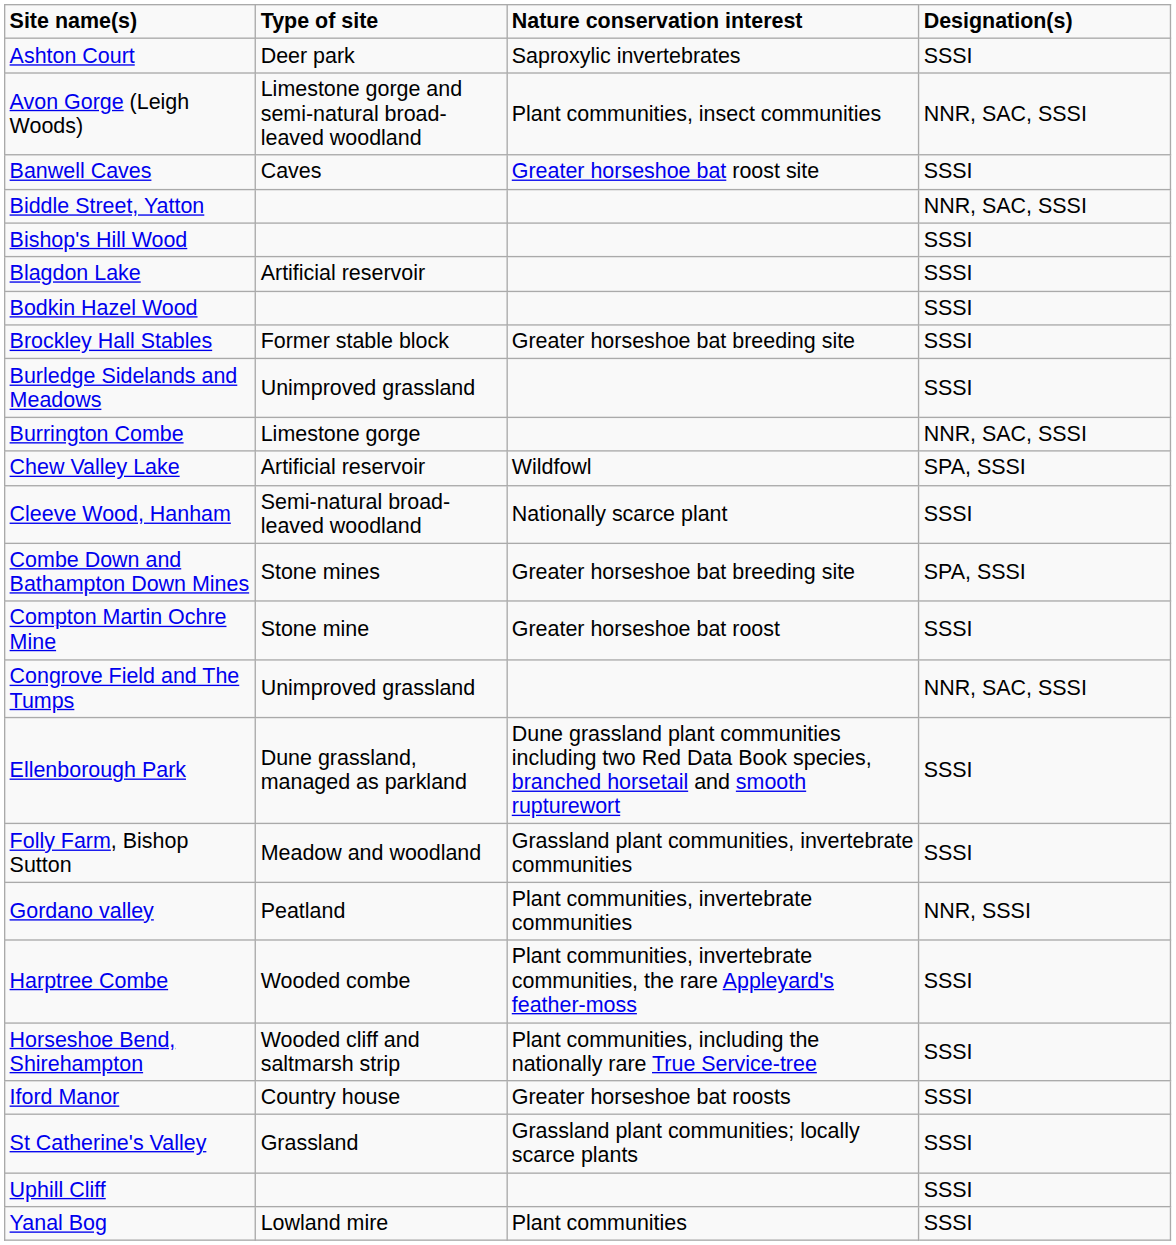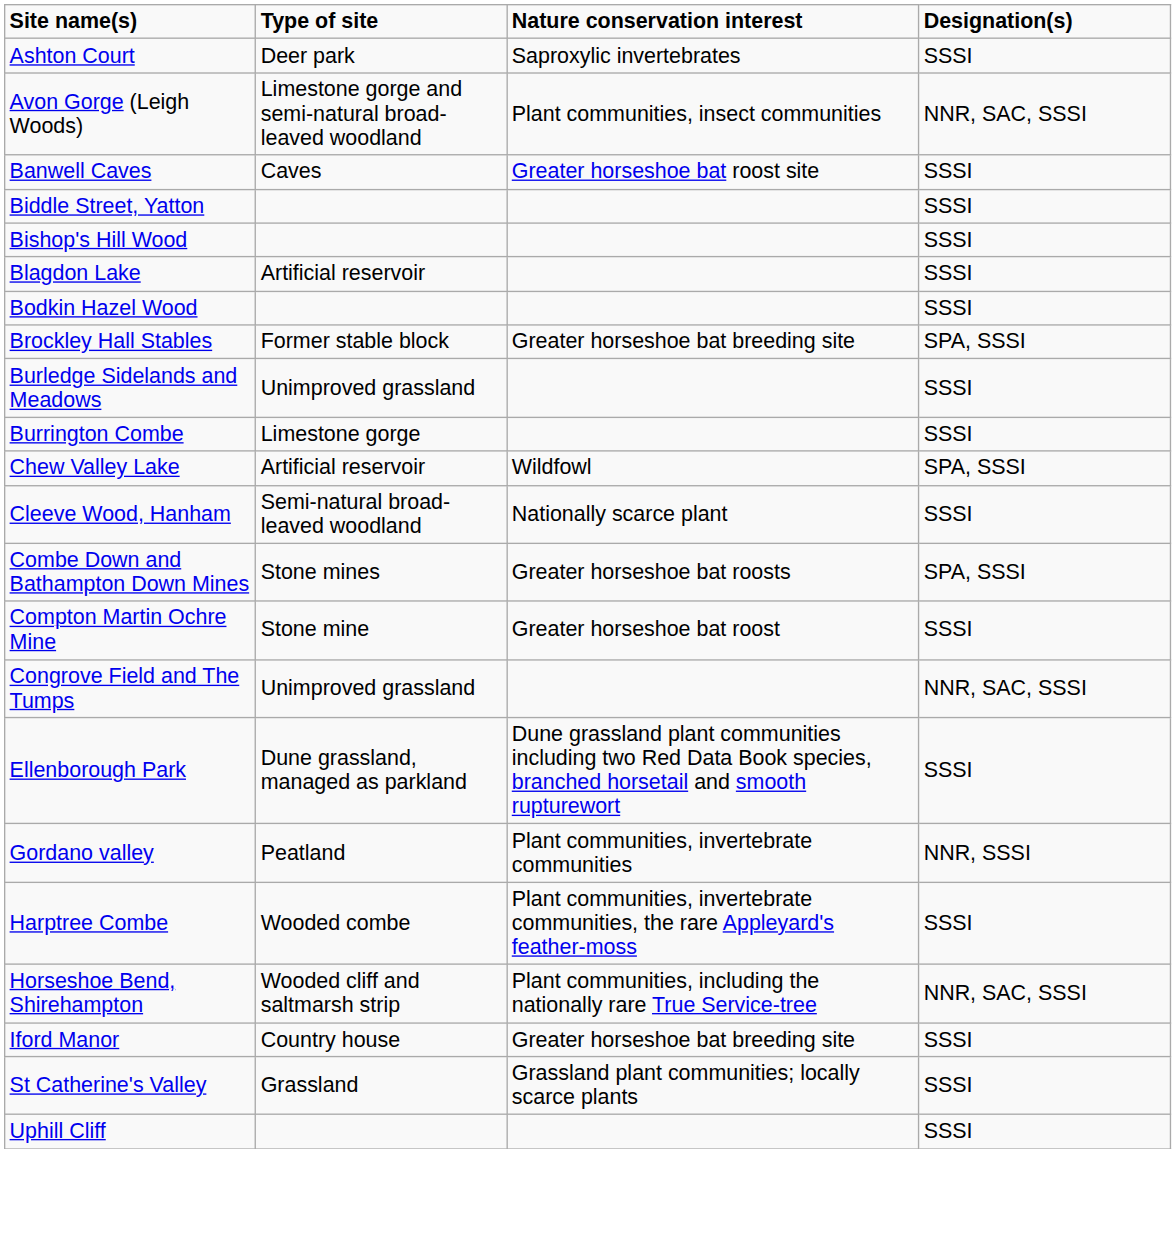(1005, 205) NNR, SAC, SSSI -> (948, 205) SSSI
(948, 341) SSSI -> (975, 341) SPA, SSSI
(1005, 433) NNR, SAC, SSSI -> (948, 433) SSSI
(683, 572) Greater horseshoe bat breeding site -> (651, 572) Greater horseshoe bat roosts
- row: (99, 852)
(948, 1051) SSSI -> (1005, 993) NNR, SAC, SSSI
(651, 1097) Greater horseshoe bat roosts -> (683, 1039) Greater horseshoe bat breeding site
- row: (58, 1223)
